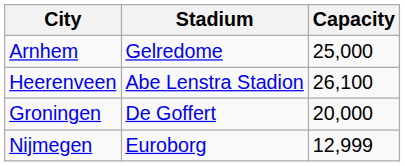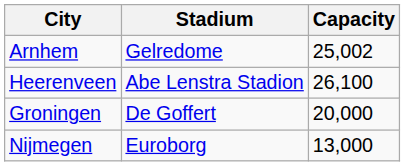(343, 51) 25,000 -> (343, 51) 25,002
(343, 144) 12,999 -> (343, 144) 13,000
